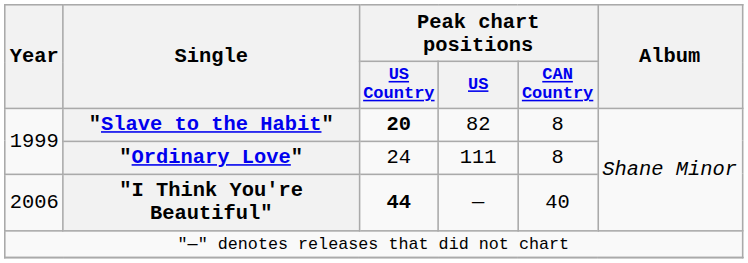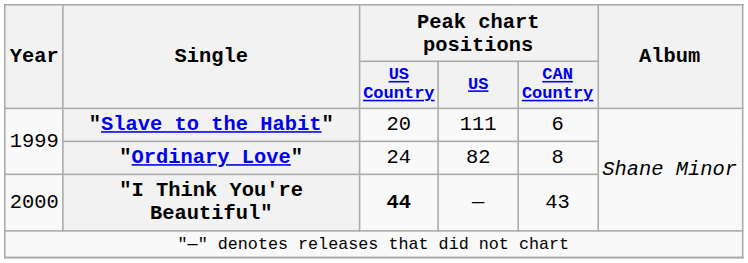(399, 124) bold -> (399, 124) normal
(478, 124) 82 -> (478, 124) 111
(558, 124) 8 -> (558, 124) 6
(478, 158) 111 -> (478, 158) 82
(34, 203) 2006 -> (34, 203) 2000
(558, 203) 40 -> (558, 203) 43
